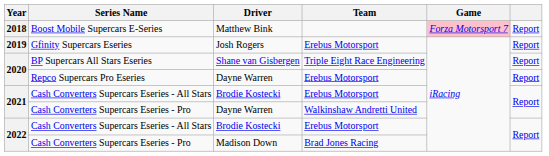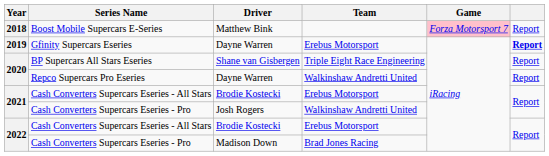(240, 45) Josh Rogers -> (244, 45) Dayne Warren
(526, 45) normal -> (527, 45) bold
(341, 77) Erebus Motorsport -> (361, 77) Walkinshaw Andretti United
(244, 110) Dayne Warren -> (240, 110) Josh Rogers
